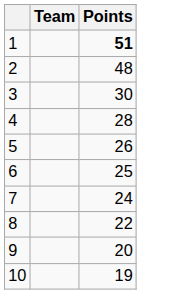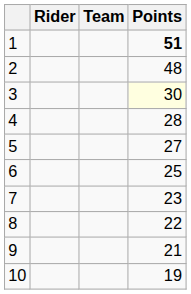+ column: (55, 17)
(124, 95) no background -> (173, 95) lightyellow background
(124, 146) 26 -> (173, 146) 27
(124, 198) 24 -> (173, 198) 23
(124, 250) 20 -> (173, 250) 21
